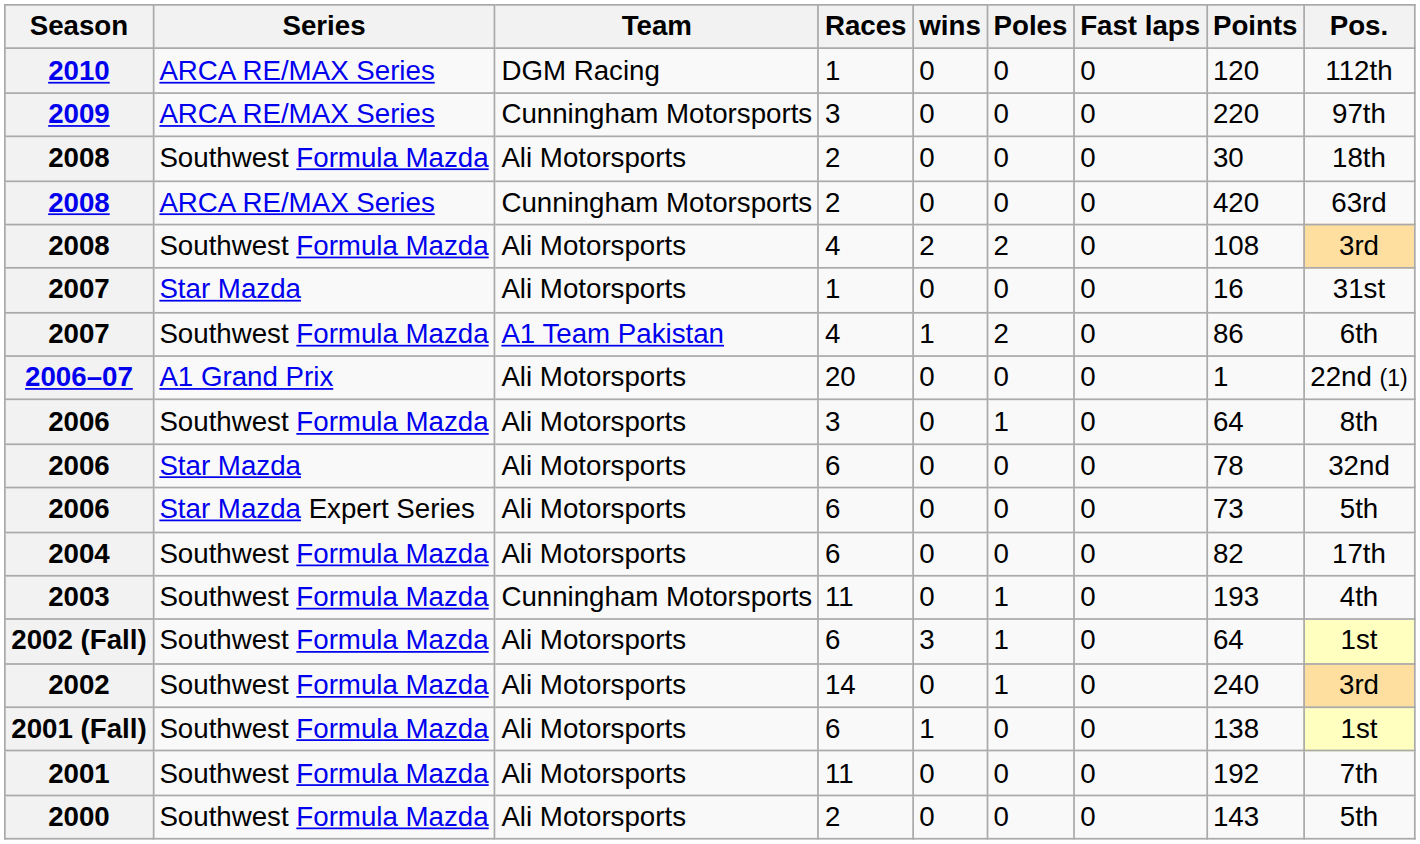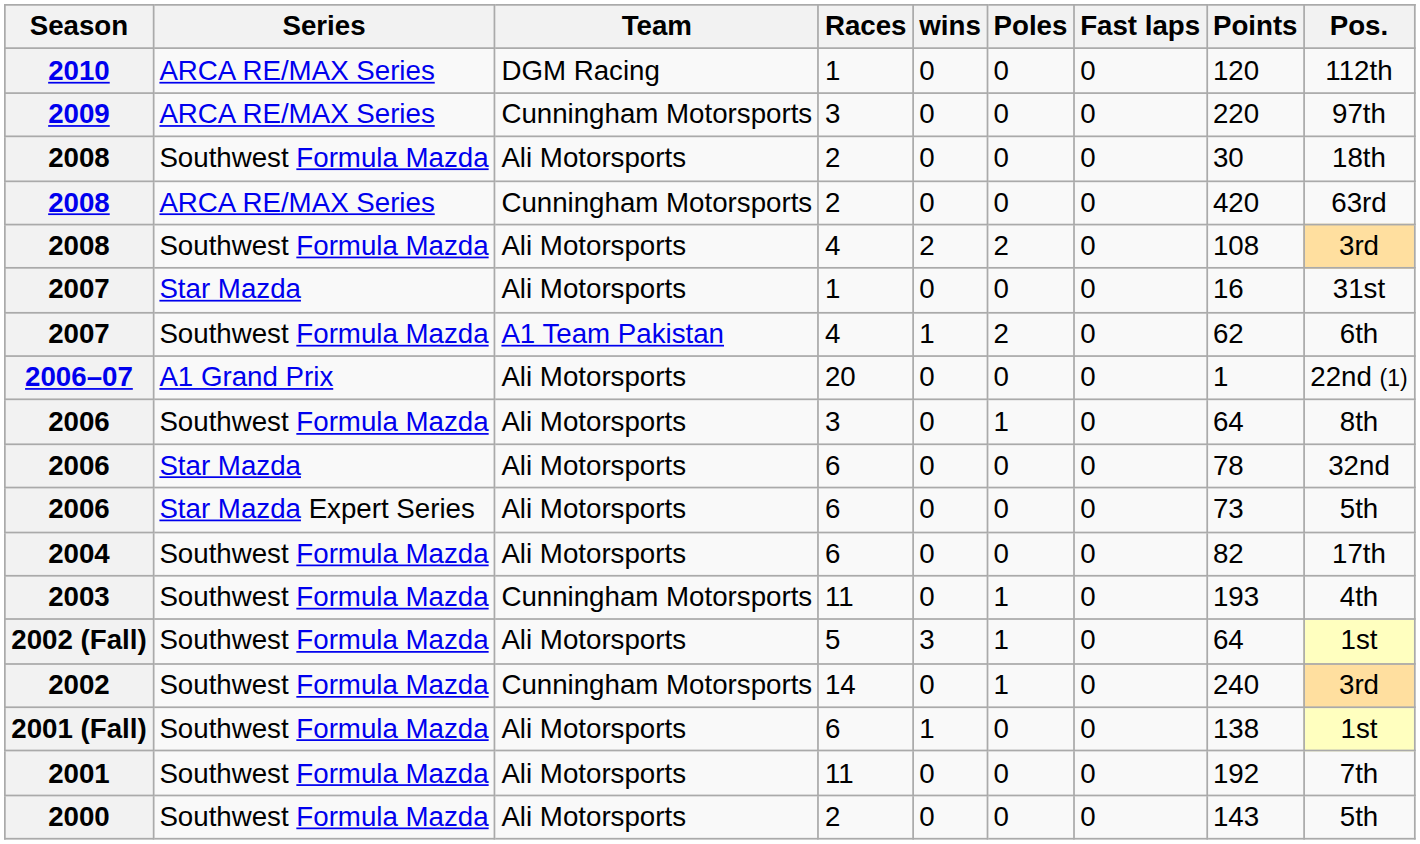(1228, 333) 86 -> (1228, 333) 62
(833, 641) 6 -> (833, 641) 5
(594, 684) Ali Motorsports -> (657, 684) Cunningham Motorsports
